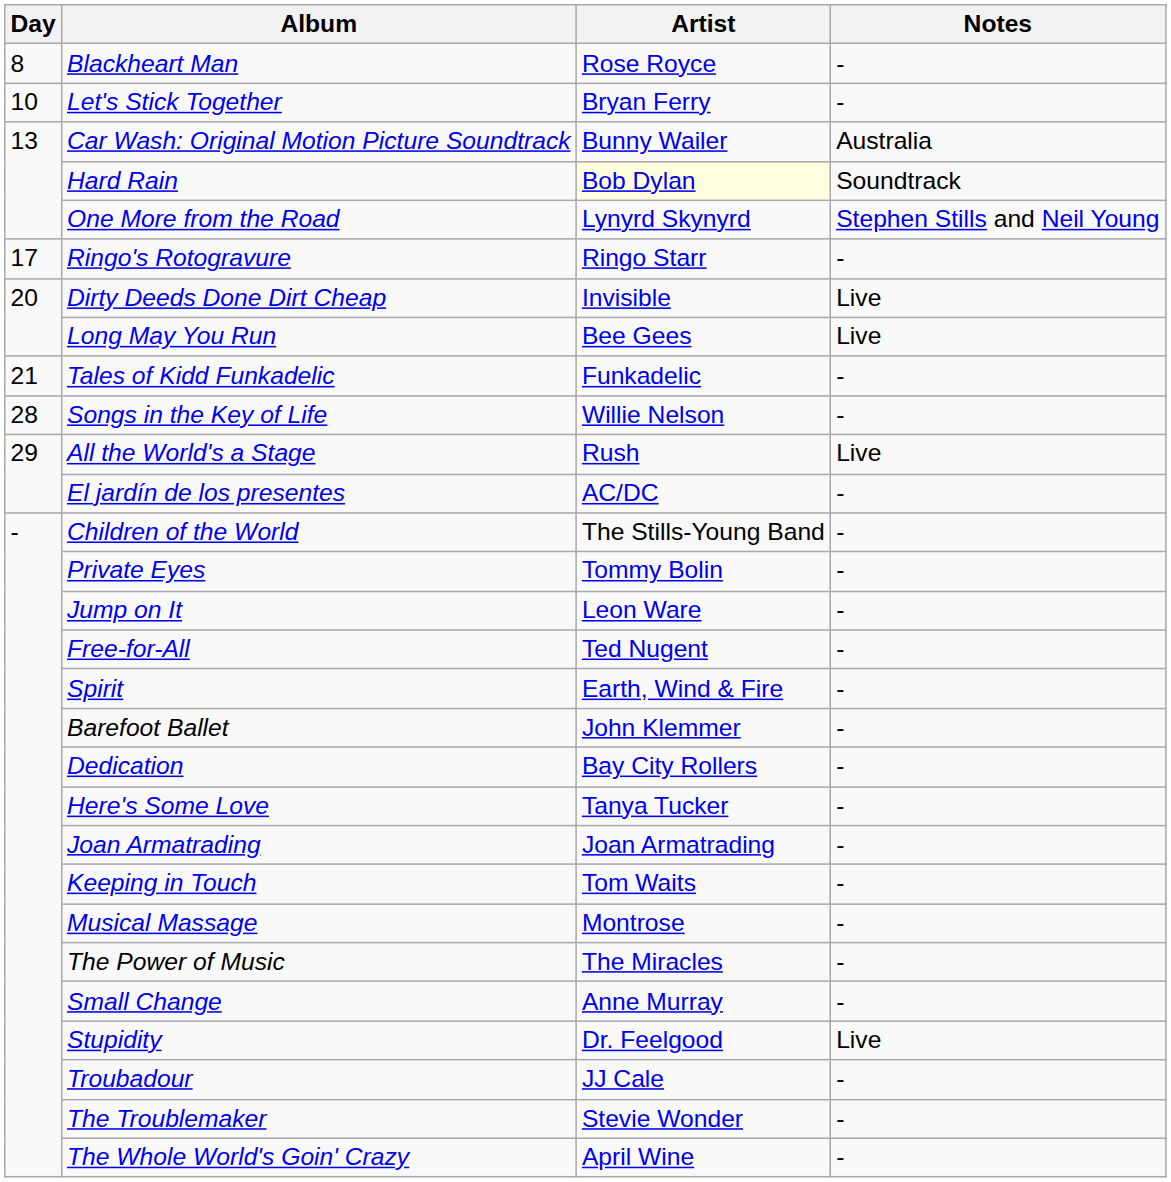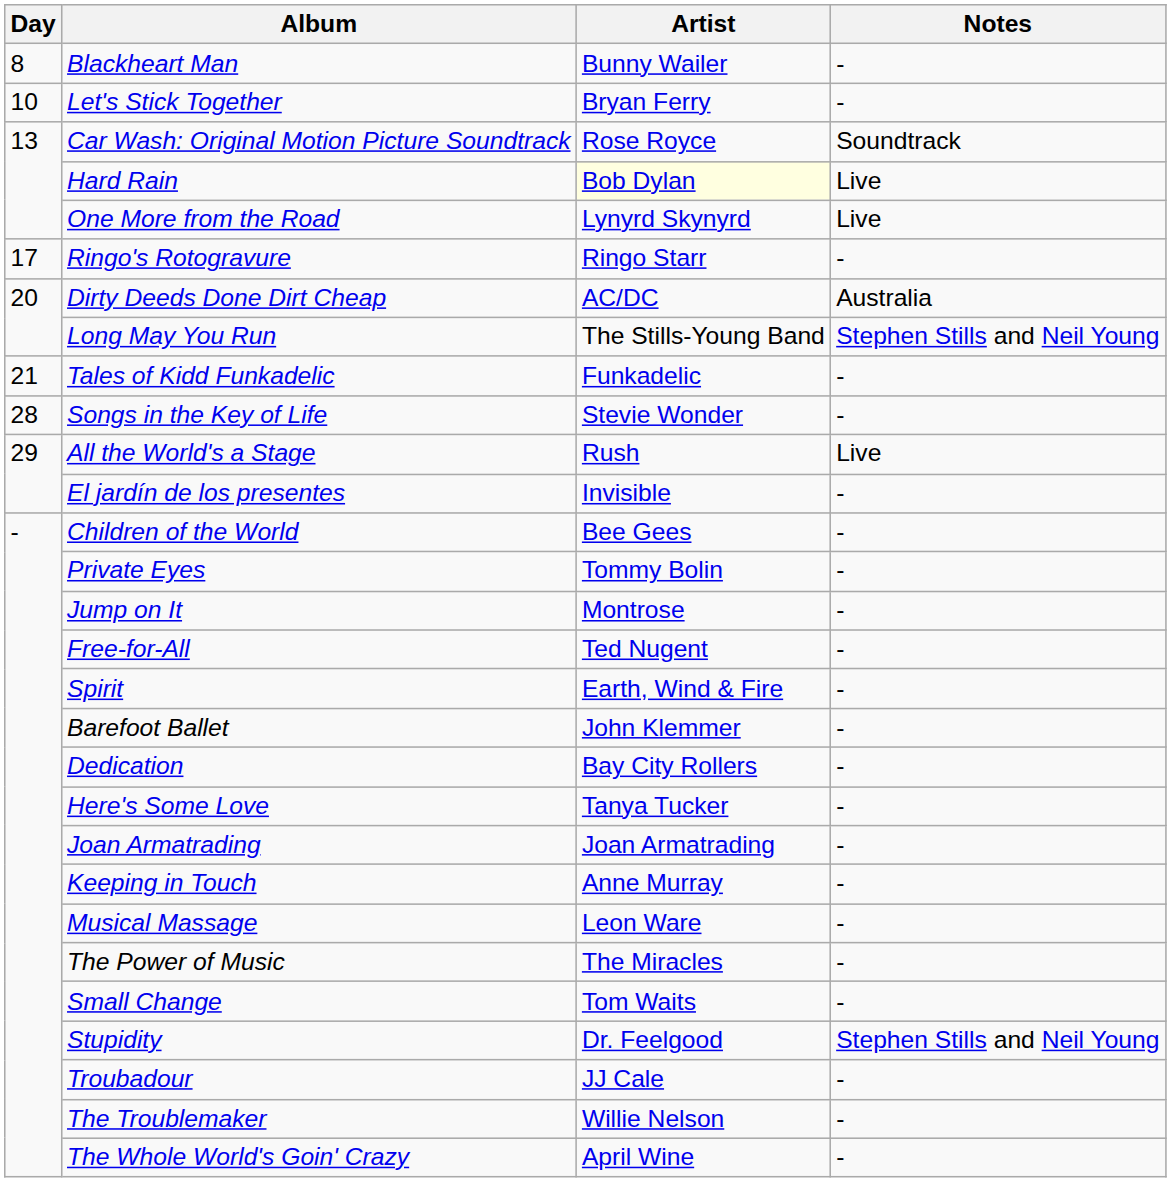(649, 63) Rose Royce -> (655, 63) Bunny Wailer
(655, 141) Bunny Wailer -> (649, 141) Rose Royce
(884, 141) Australia -> (898, 141) Soundtrack
(898, 180) Soundtrack -> (859, 180) Live
(998, 219) Stephen Stills and Neil Young -> (859, 219) Live
(626, 297) Invisible -> (620, 297) AC/DC
(859, 297) Live -> (884, 297) Australia
(637, 336) Bee Gees -> (703, 336) The Stills-Young Band
(859, 336) Live -> (998, 336) Stephen Stills and Neil Young
(653, 414) Willie Nelson -> (662, 414) Stevie Wonder
(620, 492) AC/DC -> (626, 492) Invisible
(703, 532) The Stills-Young Band -> (637, 532) Bee Gees
(642, 610) Leon Ware -> (633, 610) Montrose
(639, 883) Tom Waits -> (652, 883) Anne Murray
(633, 922) Montrose -> (642, 922) Leon Ware
(652, 1000) Anne Murray -> (639, 1000) Tom Waits
(859, 1040) Live -> (998, 1040) Stephen Stills and Neil Young
(662, 1118) Stevie Wonder -> (653, 1118) Willie Nelson
